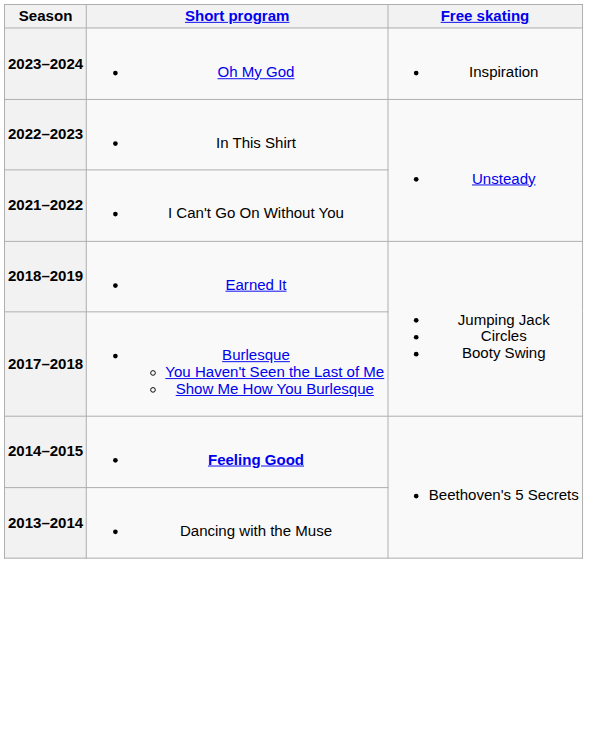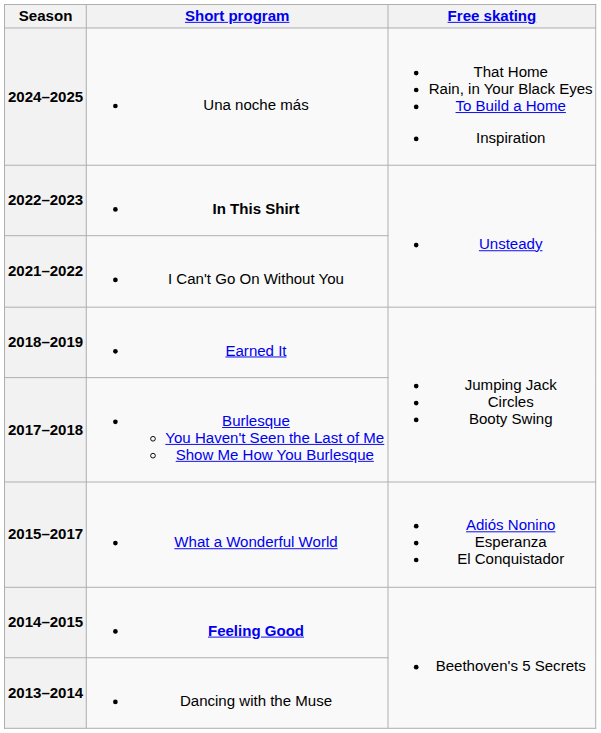+ row: (46, 96)
- row: (46, 63)
(237, 143) normal -> (237, 209) bold
+ row: (46, 534)
